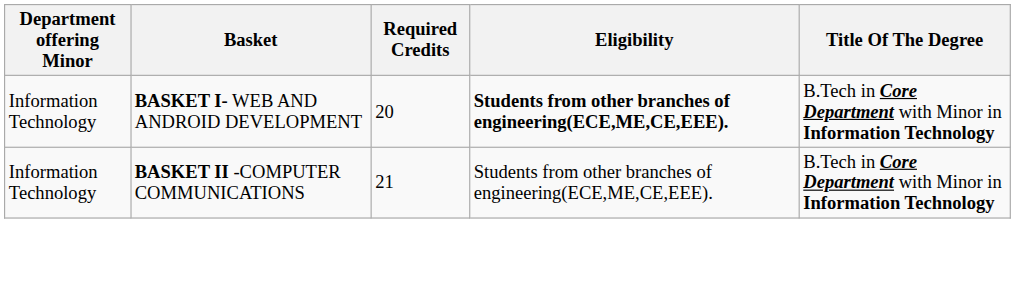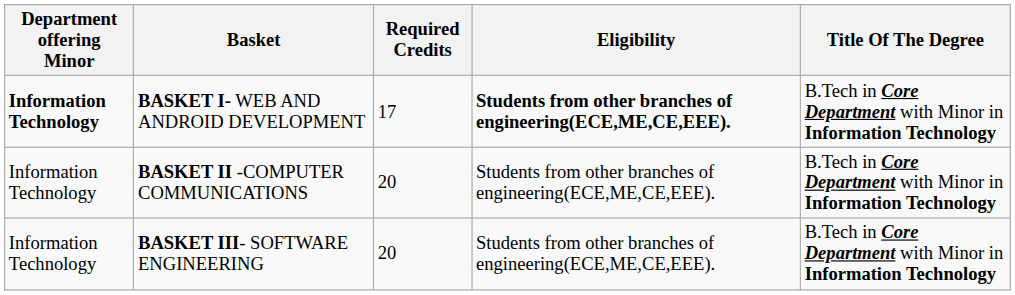(53, 111) normal -> (57, 111) bold
(385, 111) 20 -> (387, 111) 17
(385, 182) 21 -> (387, 182) 20
+ row: (243, 253)
